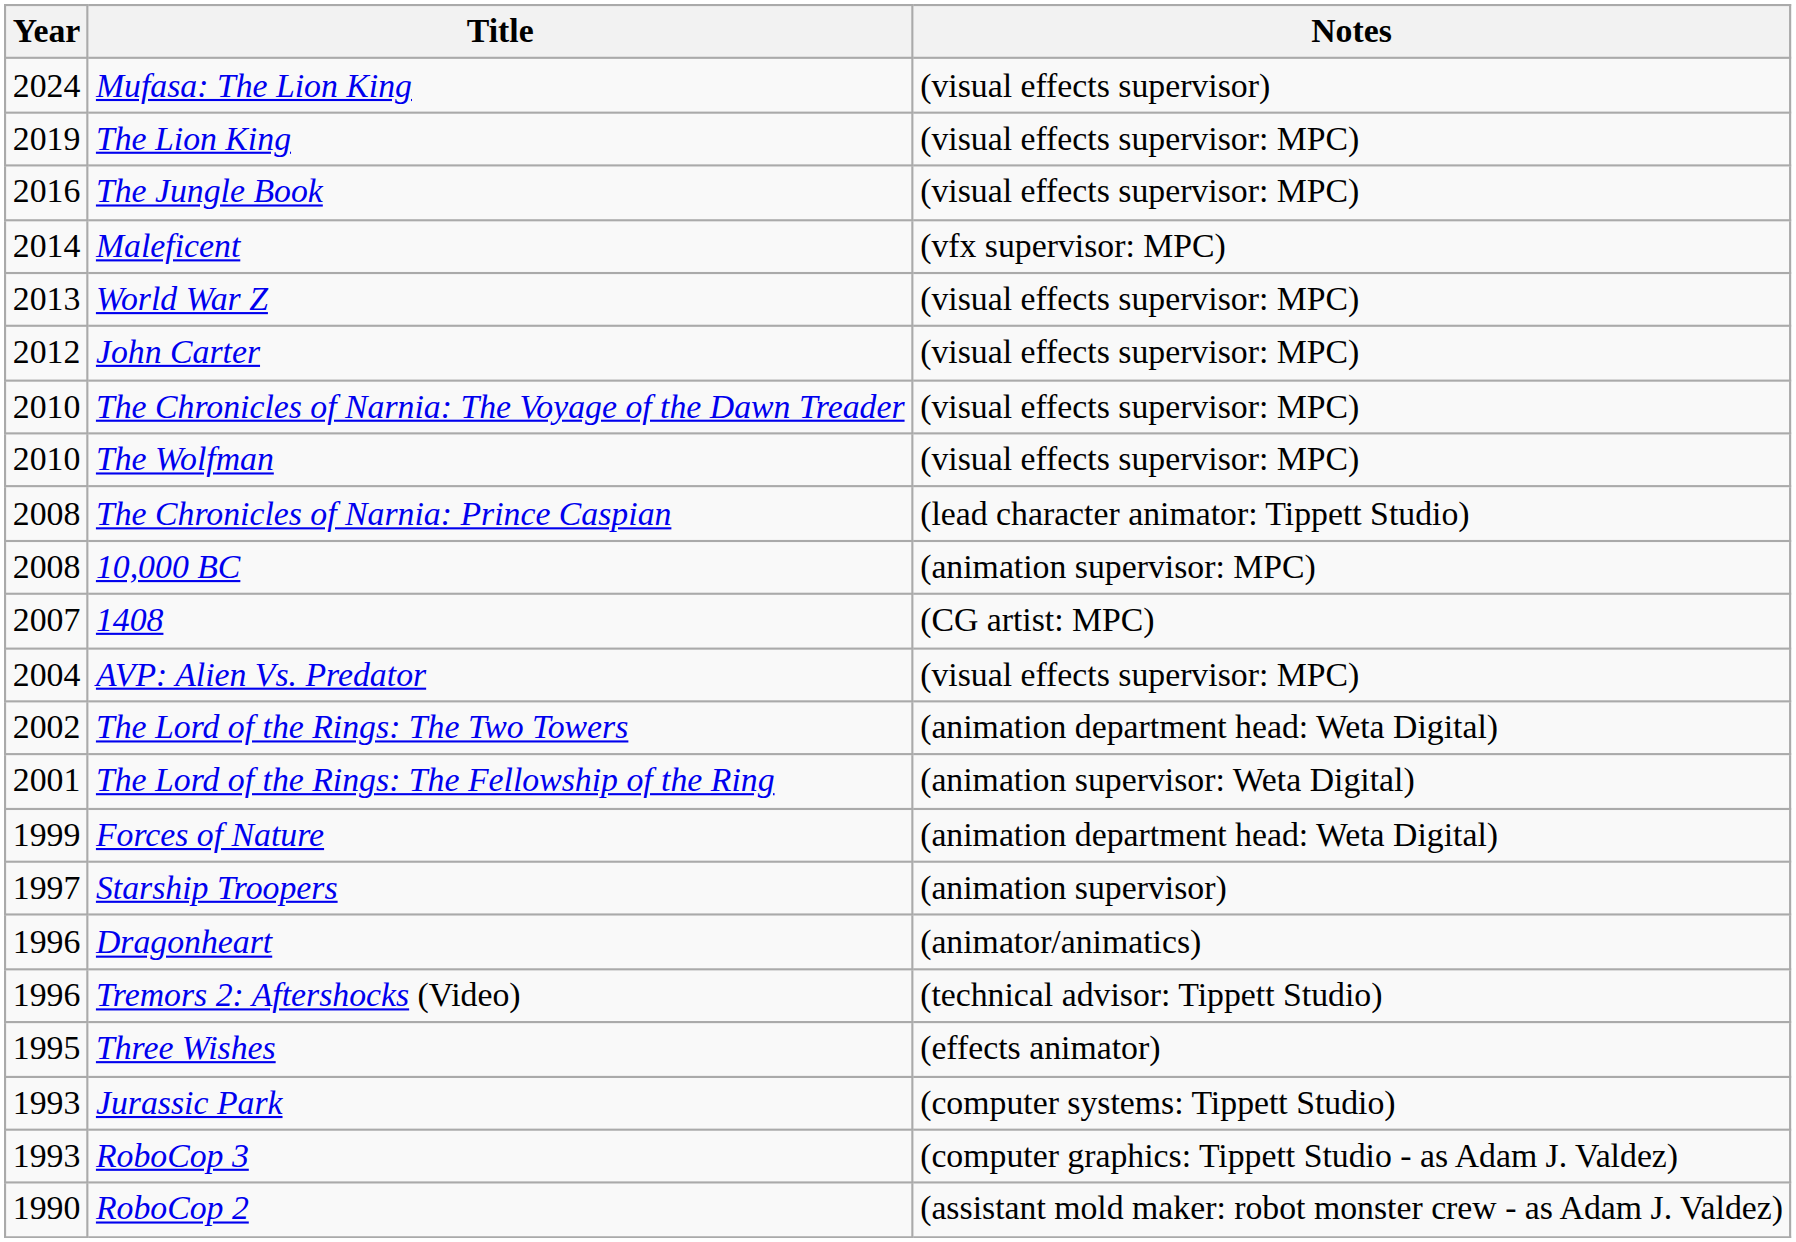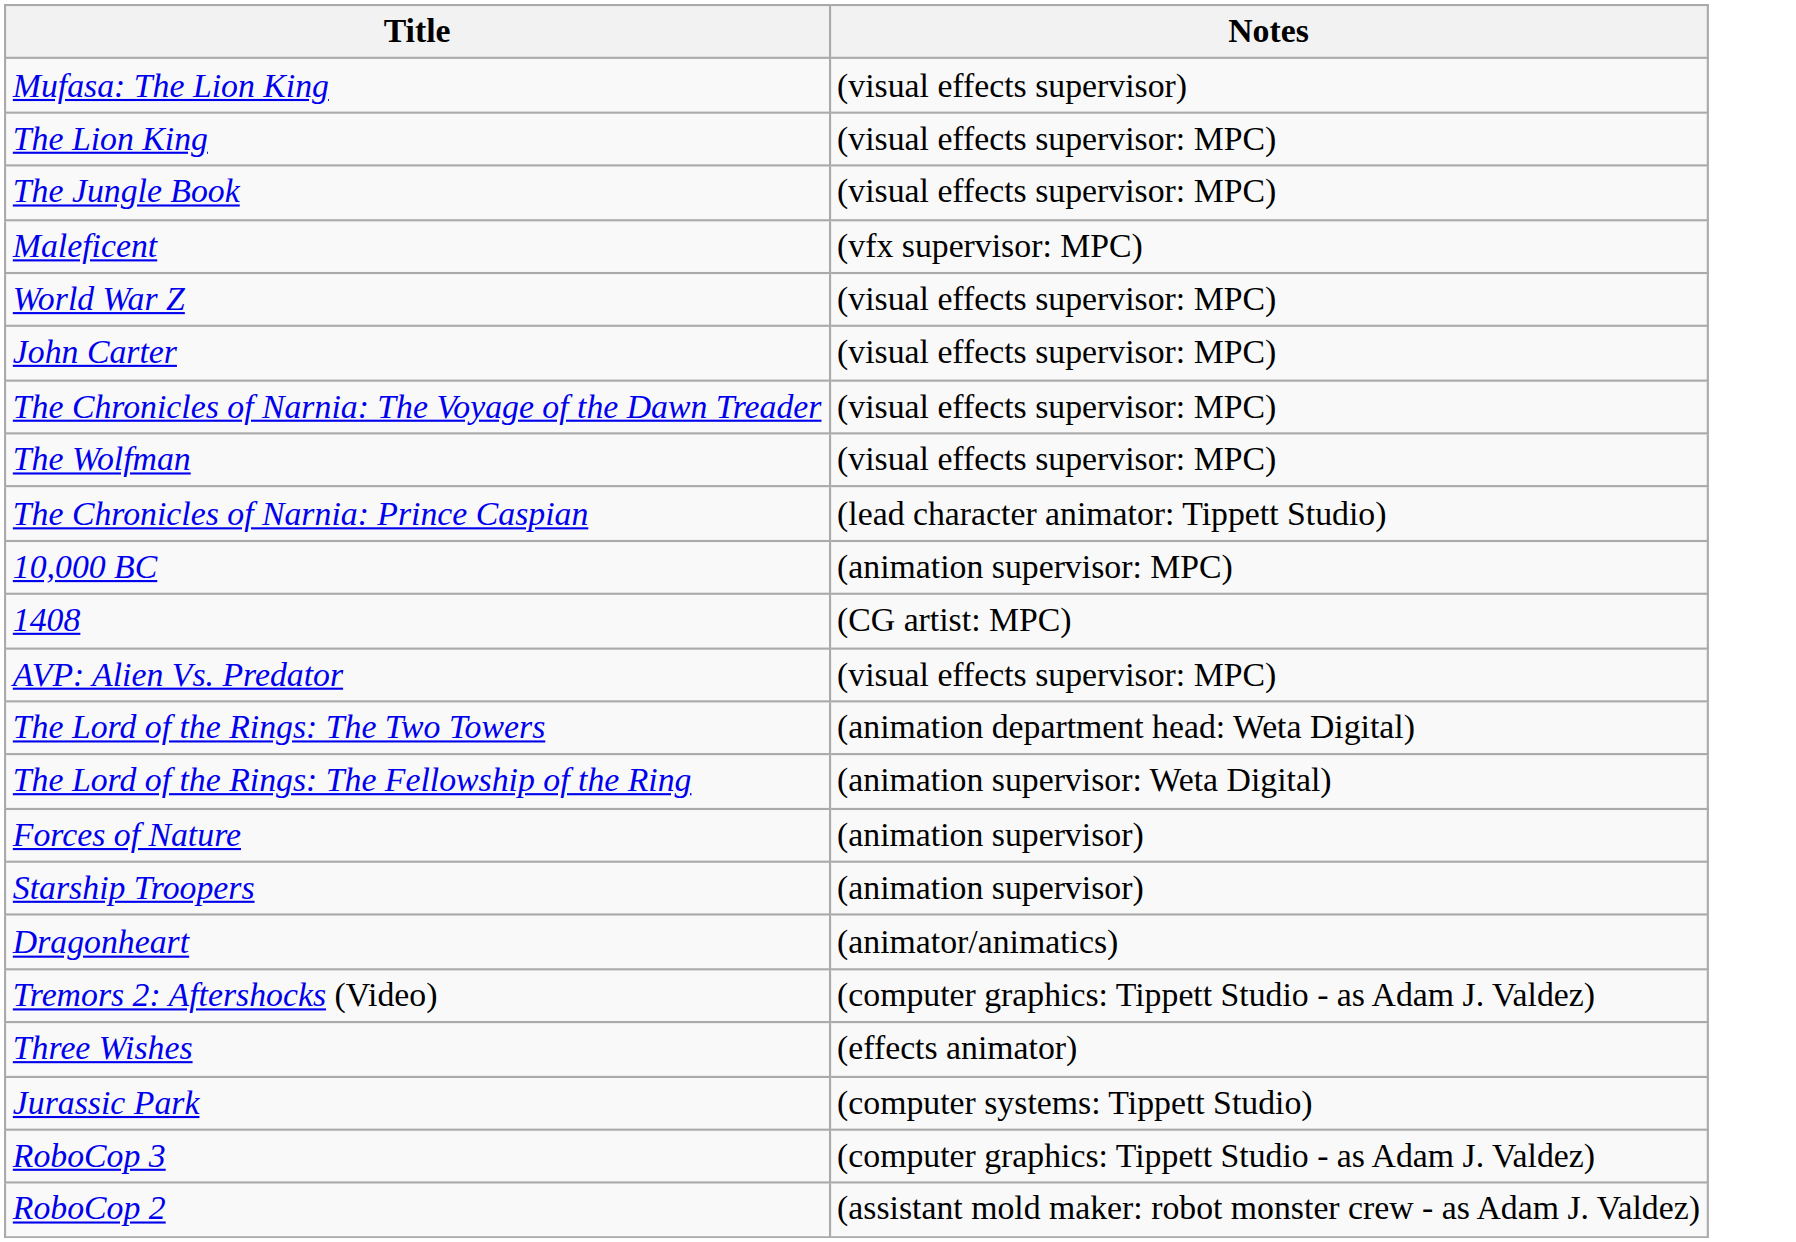- column: (47, 31)
(1209, 834) (animation department head: Weta Digital) -> (990, 834) (animation supervisor)
(1151, 995) (technical advisor: Tippett Studio) -> (1216, 995) (computer graphics: Tippett Studio - as Adam J. Valdez)
